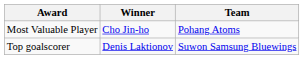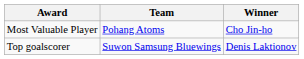columns swapped: (138, 12) <-> (237, 12)
